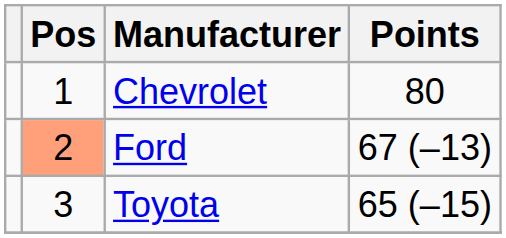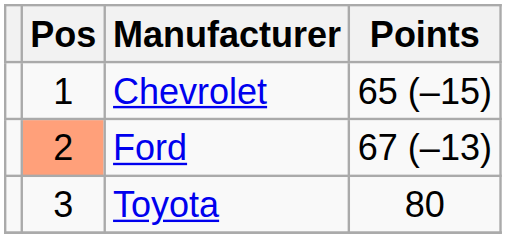(425, 91) 80 -> (425, 91) 65 (–15)
(425, 205) 65 (–15) -> (425, 205) 80
